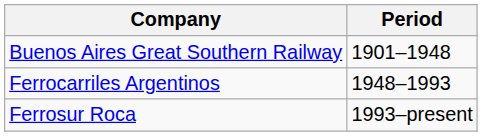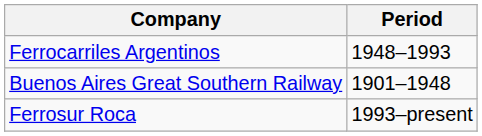rows swapped: (176, 51) <-> (114, 83)
